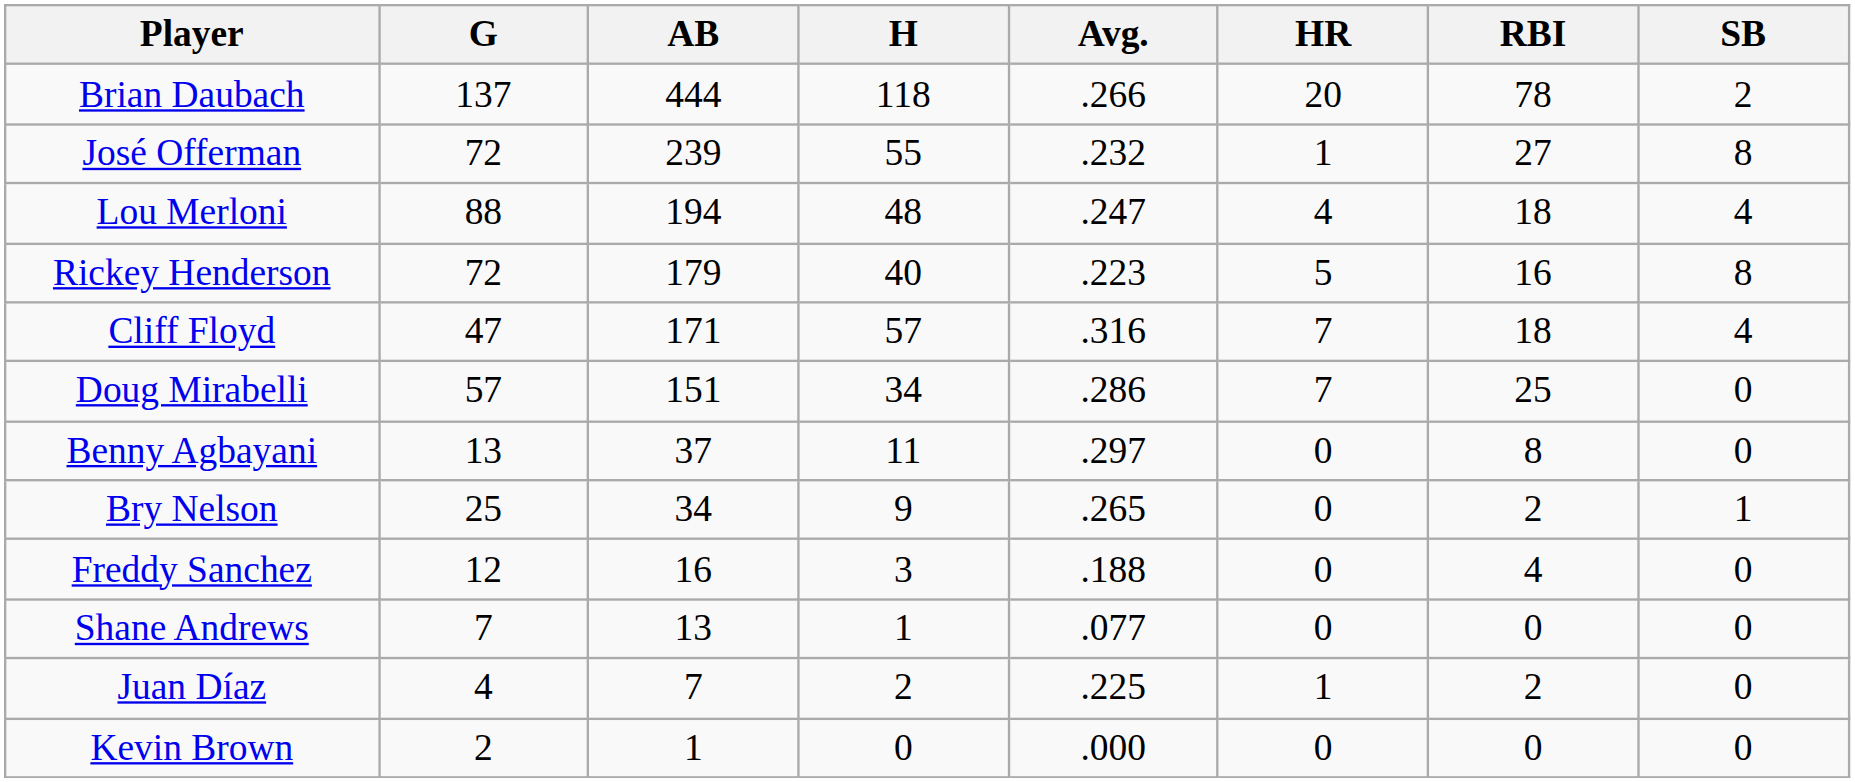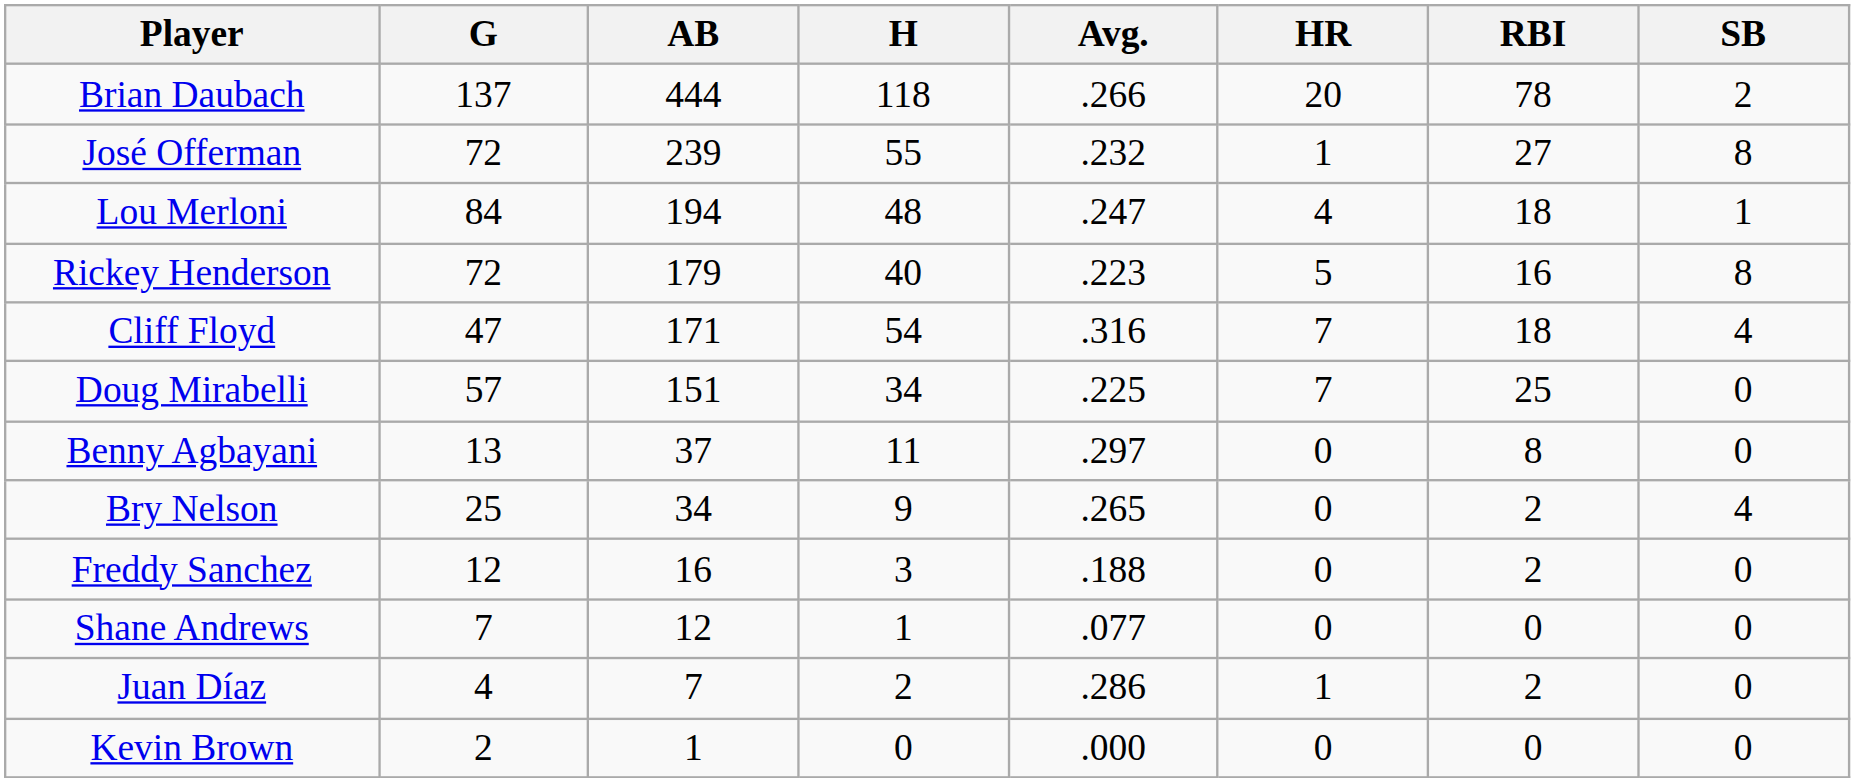(483, 212) 88 -> (483, 212) 84
(1743, 212) 4 -> (1743, 212) 1
(903, 331) 57 -> (903, 331) 54
(1113, 390) .286 -> (1113, 390) .225
(1743, 509) 1 -> (1743, 509) 4
(1533, 568) 4 -> (1533, 568) 2
(693, 627) 13 -> (693, 627) 12
(1113, 687) .225 -> (1113, 687) .286
